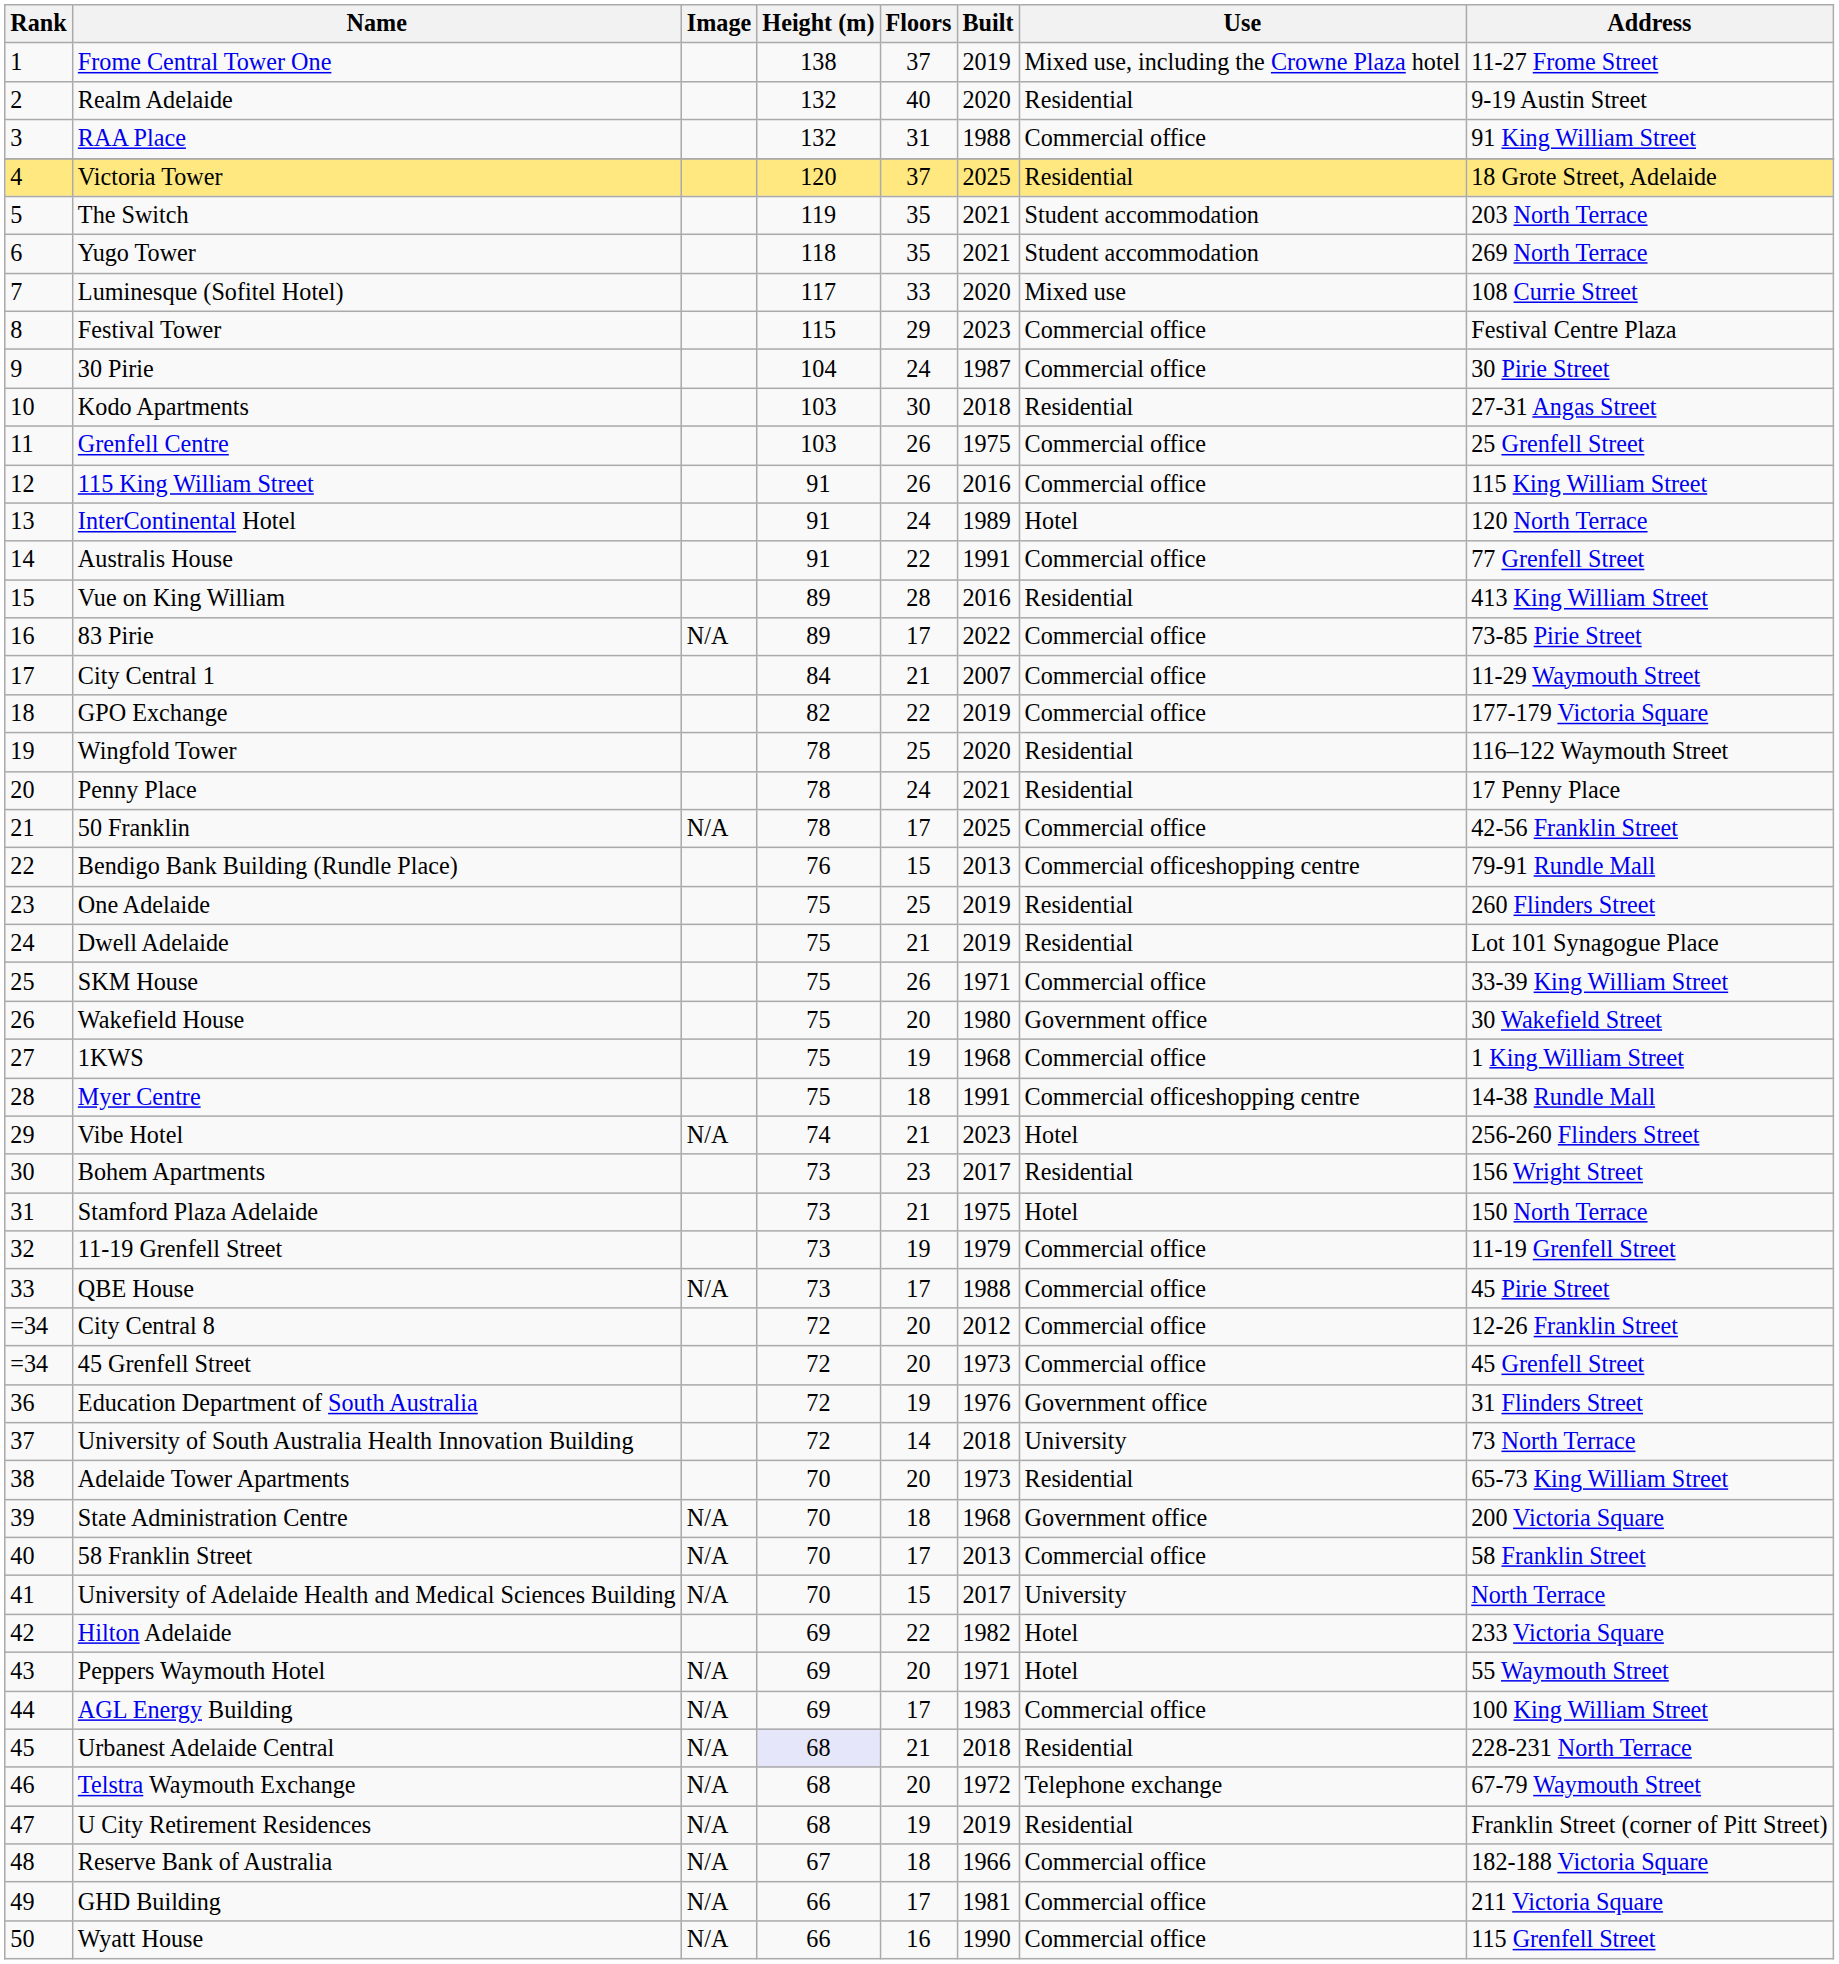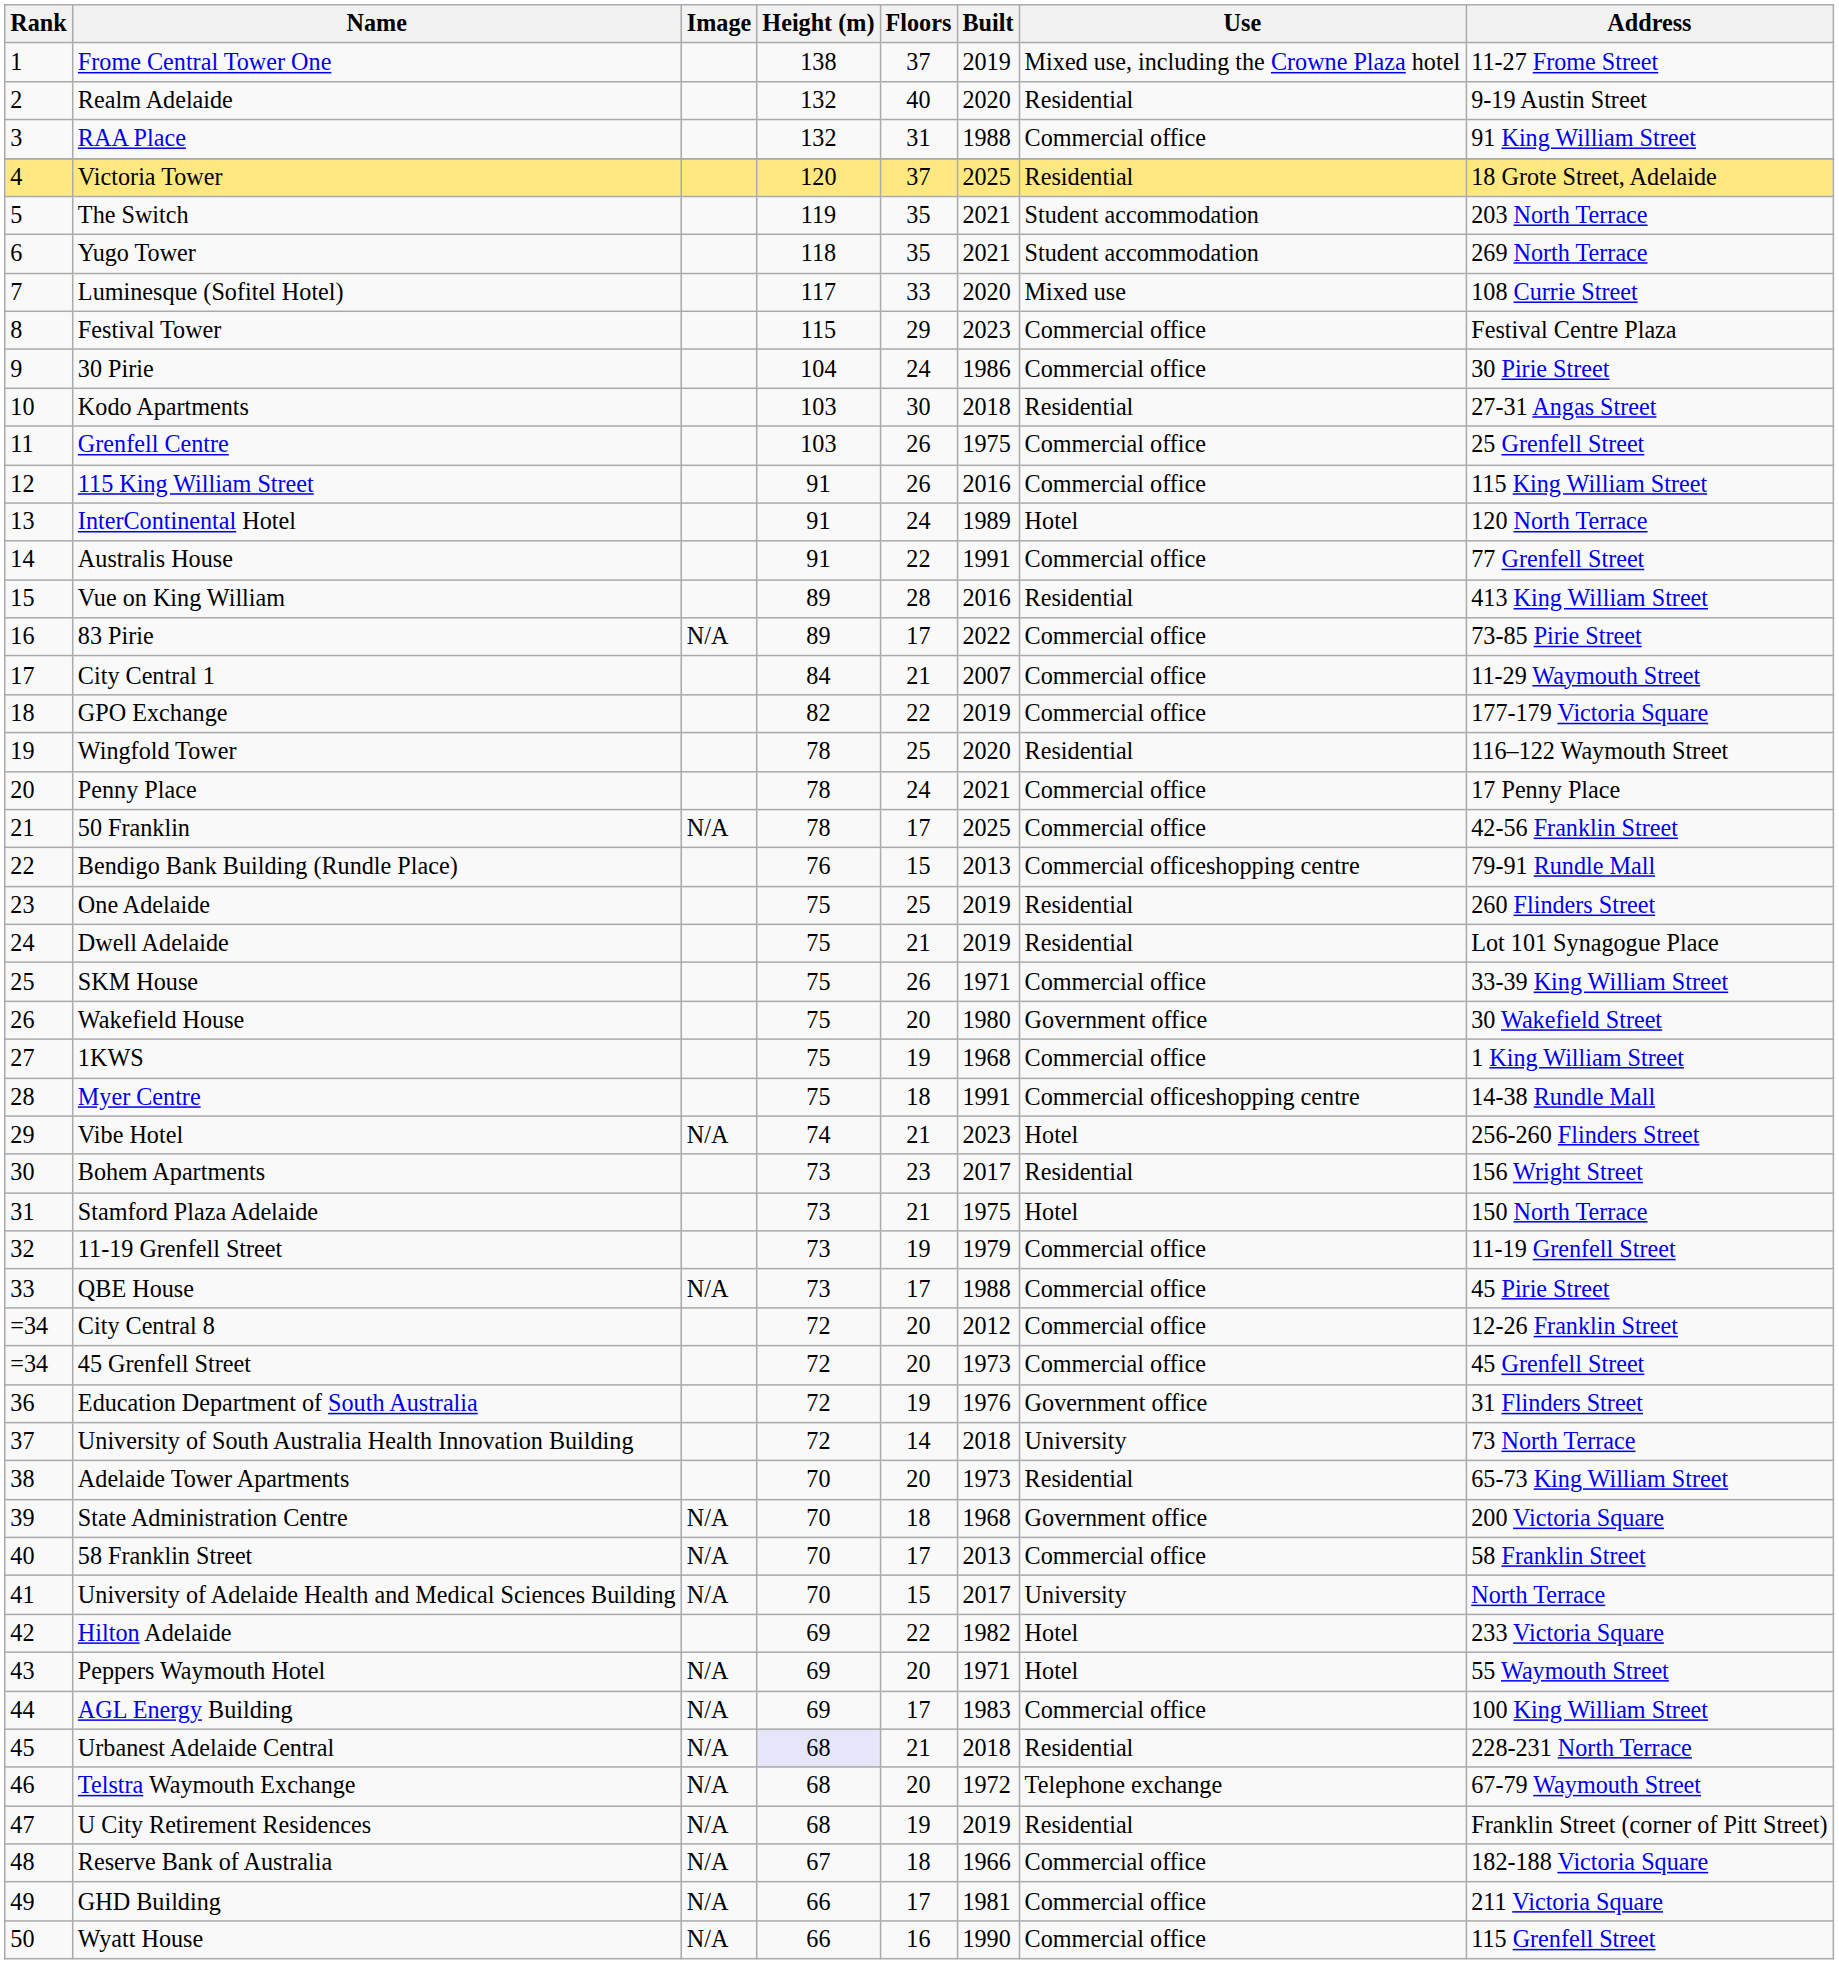(987, 368) 1987 -> (987, 368) 1986
(1079, 789) Residential -> (1115, 789) Commercial office
